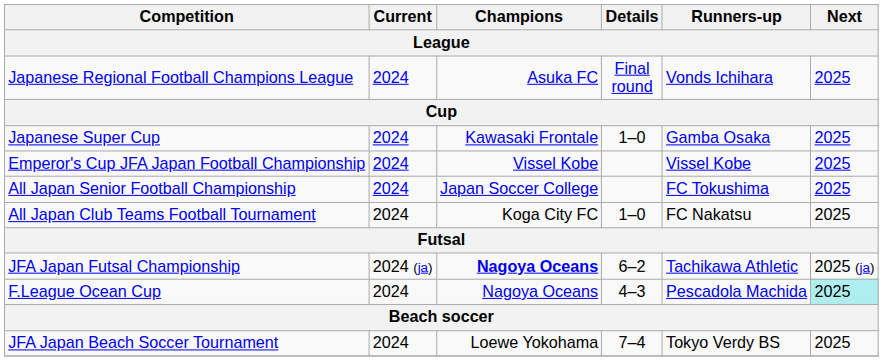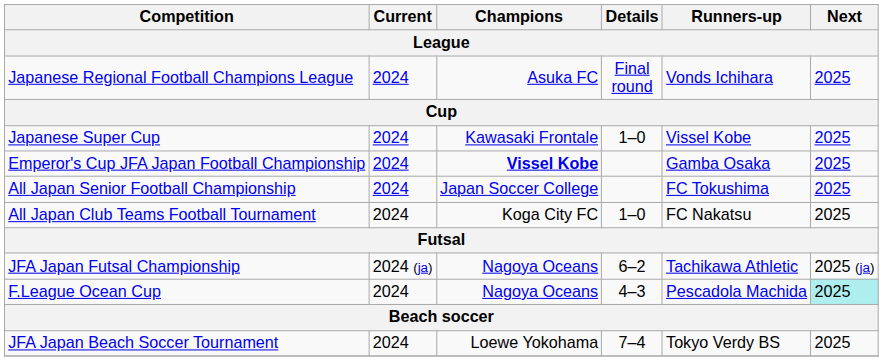(718, 138) Gamba Osaka -> (709, 138) Vissel Kobe
(556, 163) normal -> (553, 163) bold
(709, 163) Vissel Kobe -> (718, 163) Gamba Osaka
(538, 266) bold -> (540, 266) normal
